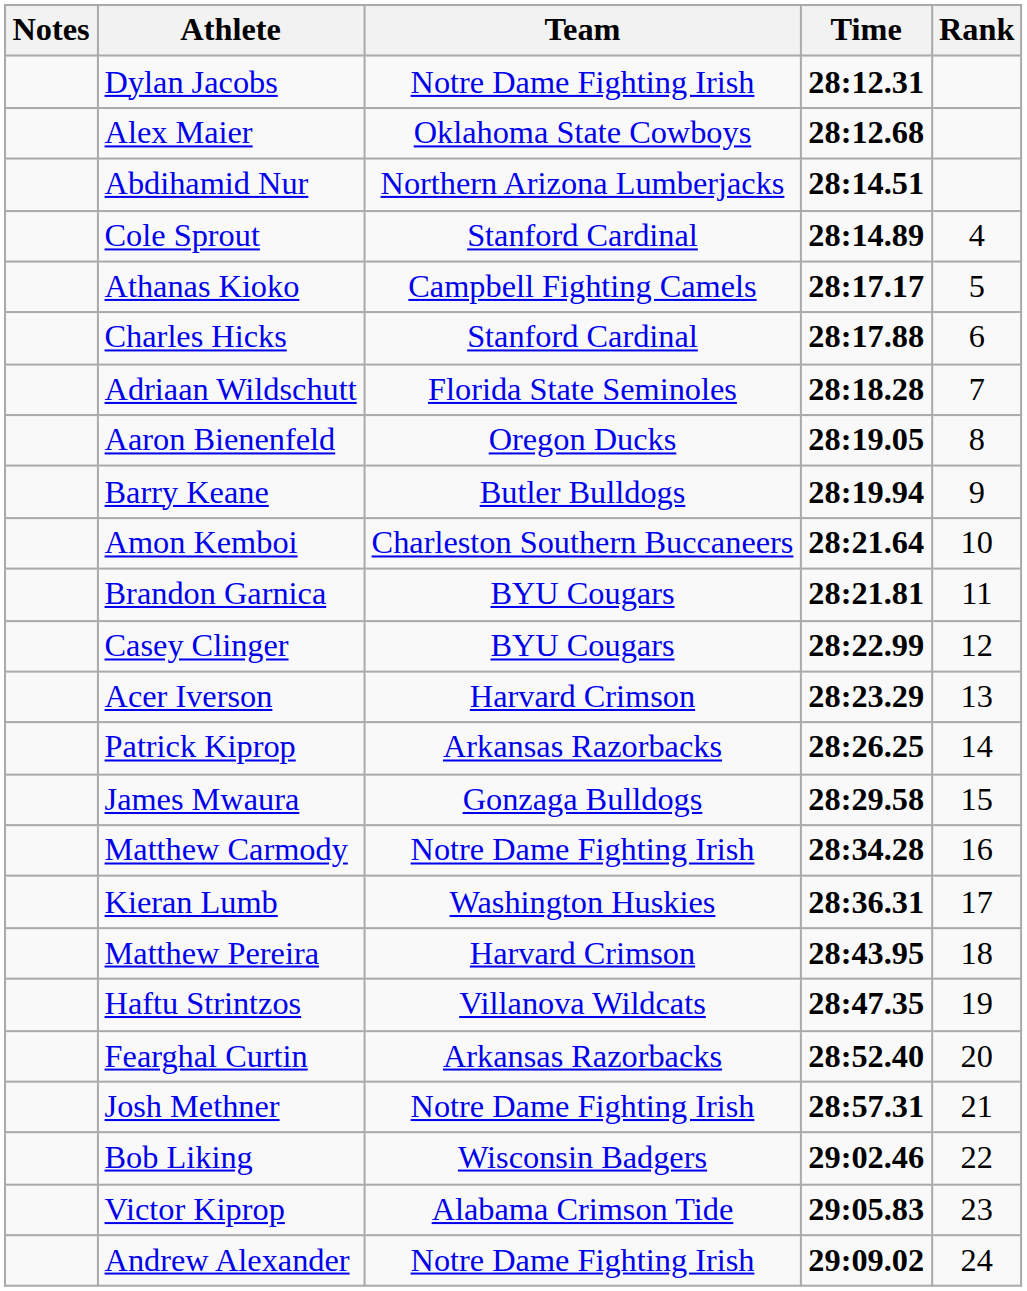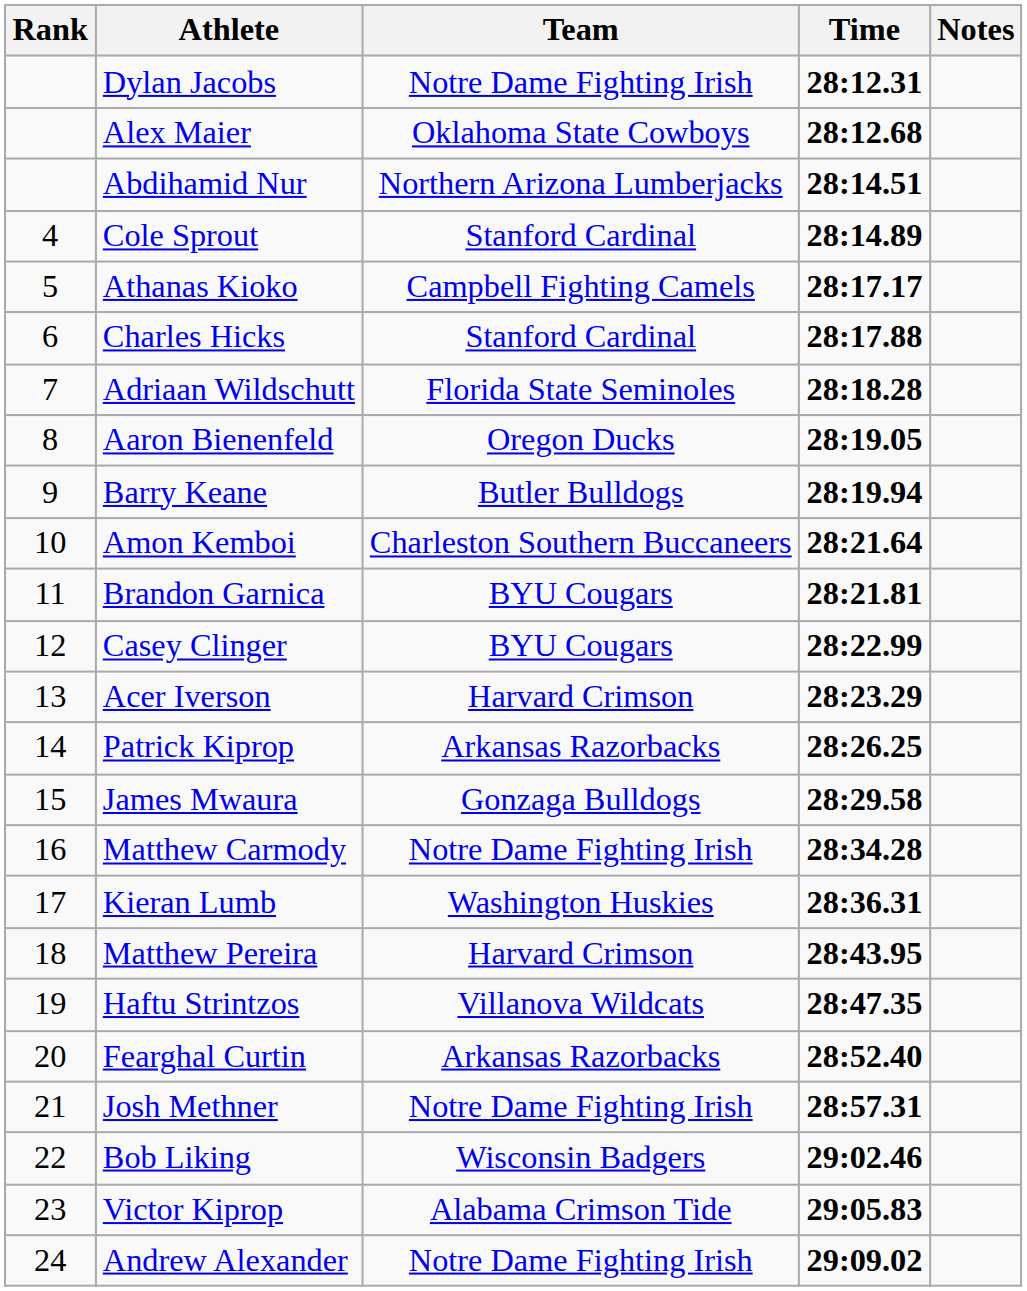columns swapped: (977, 30) <-> (51, 30)
